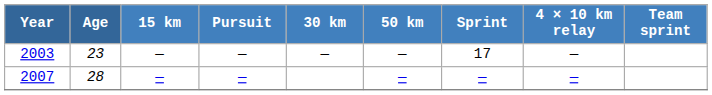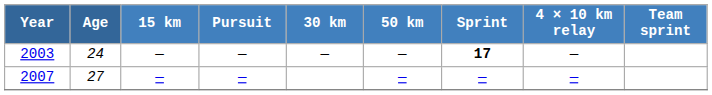(95, 55) 23 -> (95, 55) 24
(482, 55) normal -> (482, 55) bold
(95, 78) 28 -> (95, 78) 27
